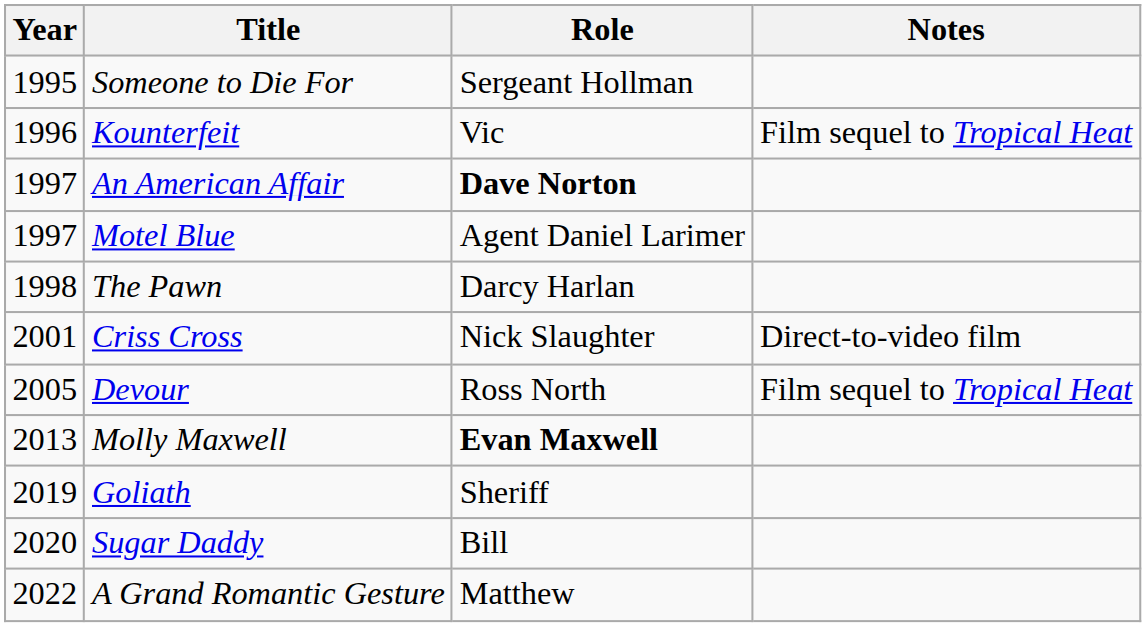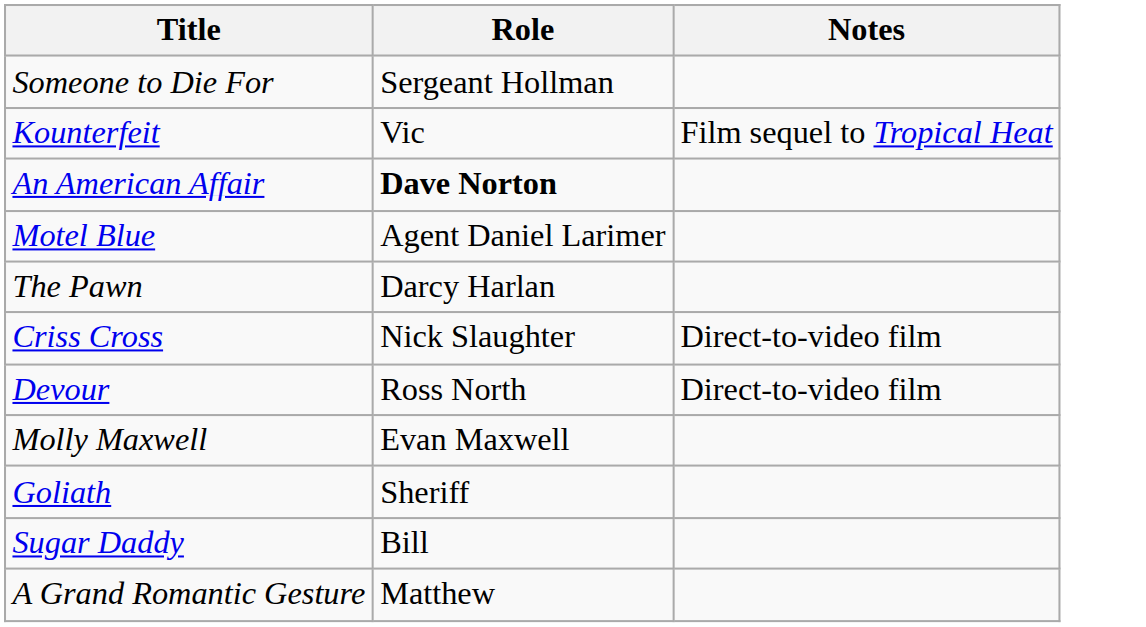- column: (45, 30)
(946, 388) Film sequel to Tropical Heat -> (811, 388) Direct-to-video film
(559, 440) bold -> (475, 440) normal
